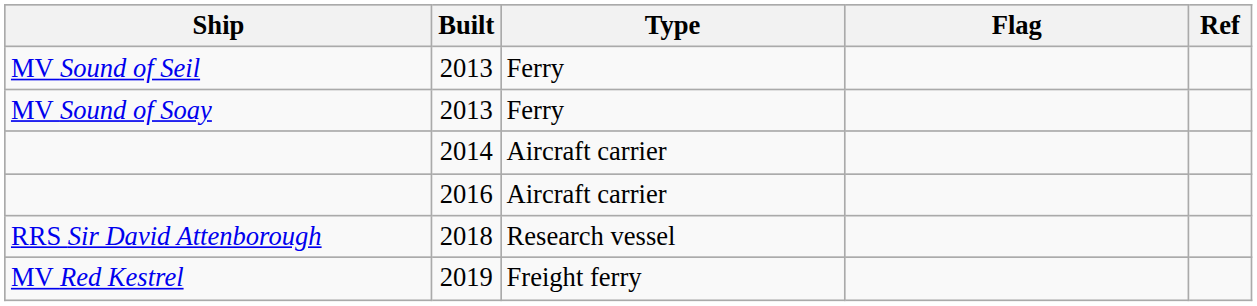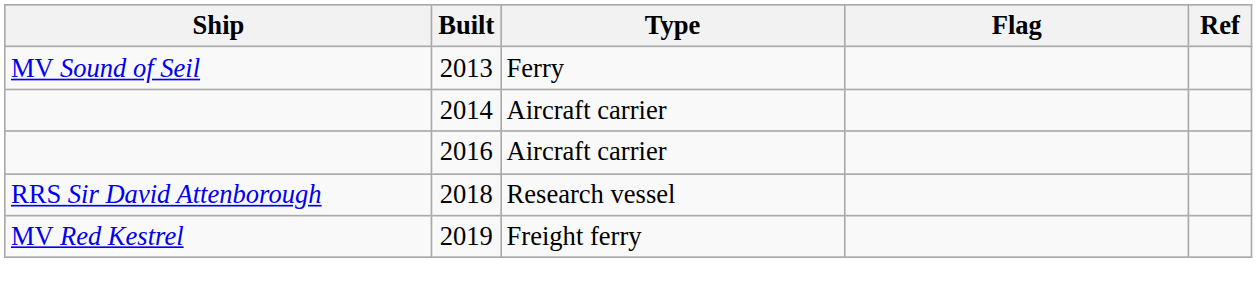- row: (111, 109)
